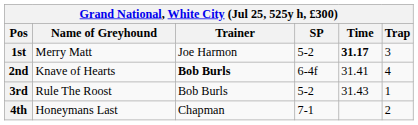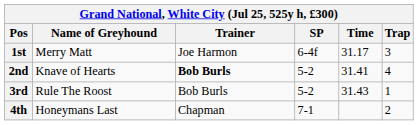(306, 52) 5-2 -> (308, 52) 6-4f
(355, 52) bold -> (355, 52) normal
(308, 71) 6-4f -> (306, 71) 5-2
